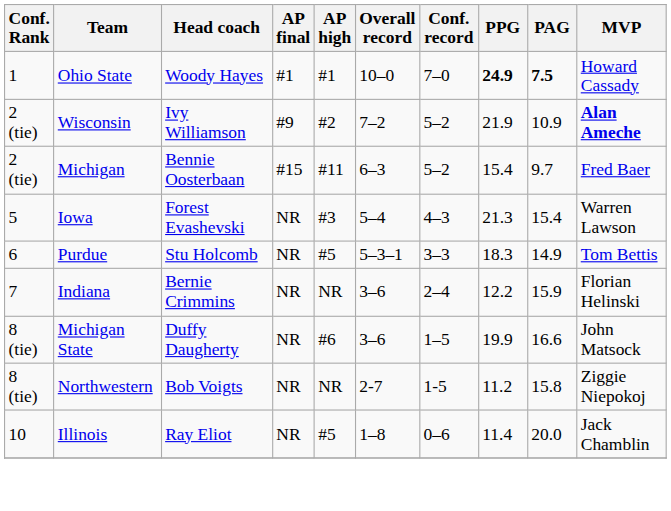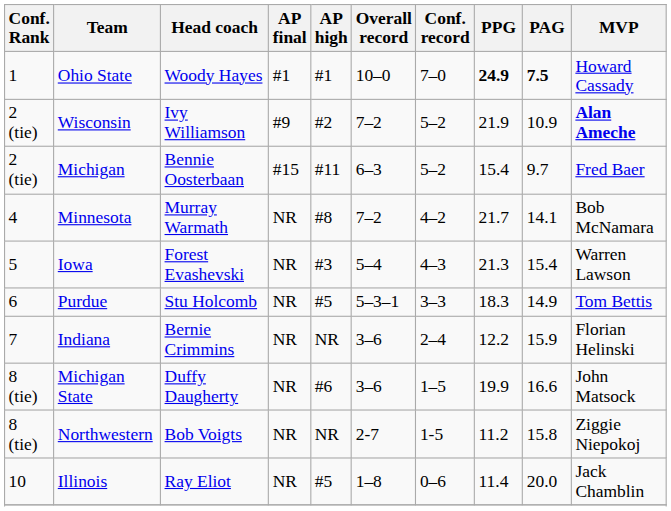+ row: (95, 217)
